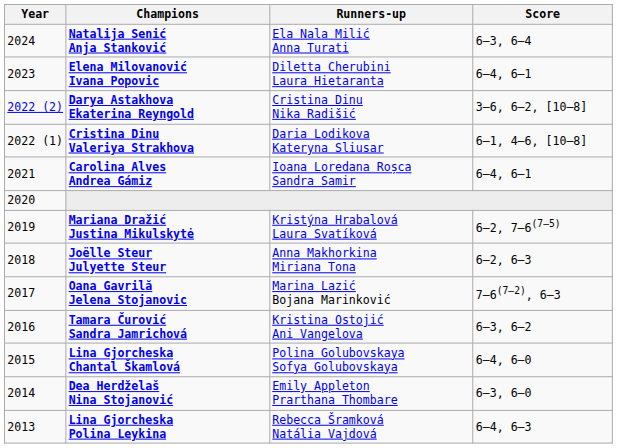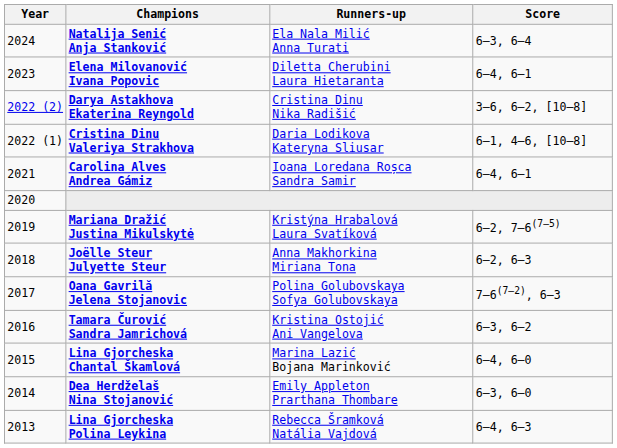(331, 293) Marina Lazić Bojana Marinković -> (338, 293) Polina Golubovskaya Sofya Golubovskaya
(338, 360) Polina Golubovskaya Sofya Golubovskaya -> (331, 360) Marina Lazić Bojana Marinković
